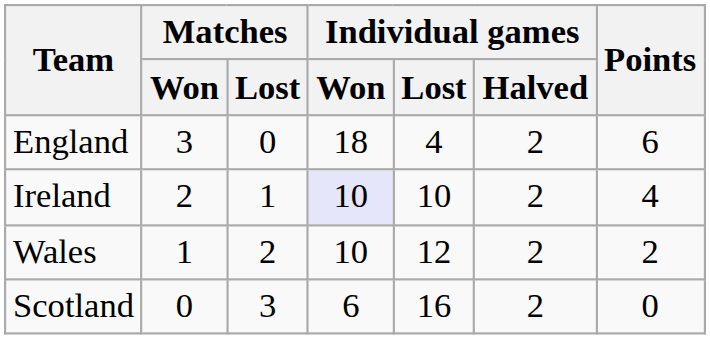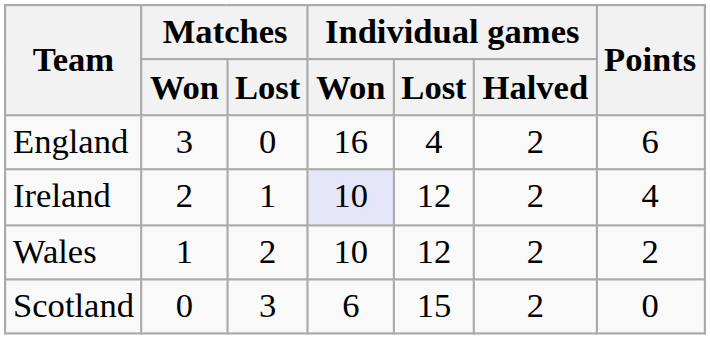(351, 141) 18 -> (351, 141) 16
(434, 196) 10 -> (434, 196) 12
(434, 305) 16 -> (434, 305) 15
